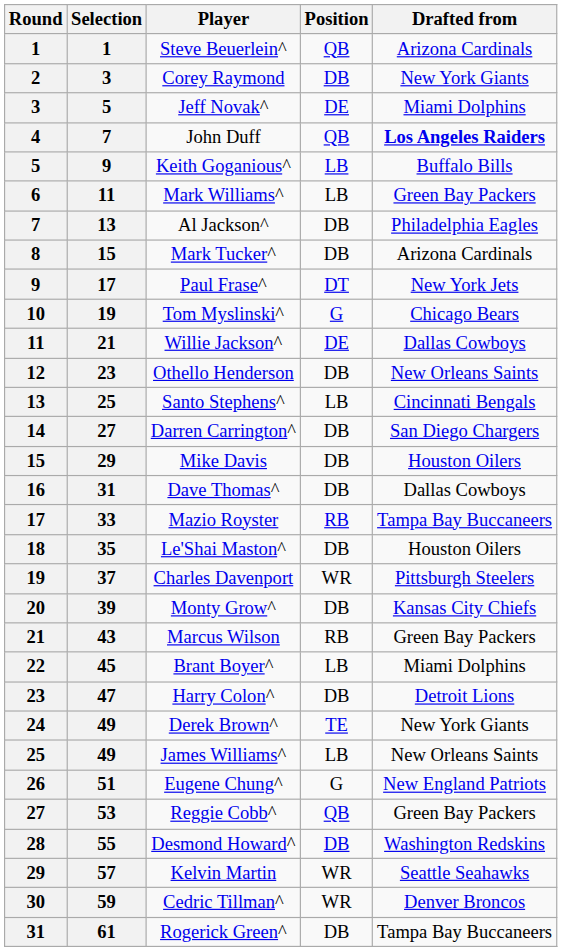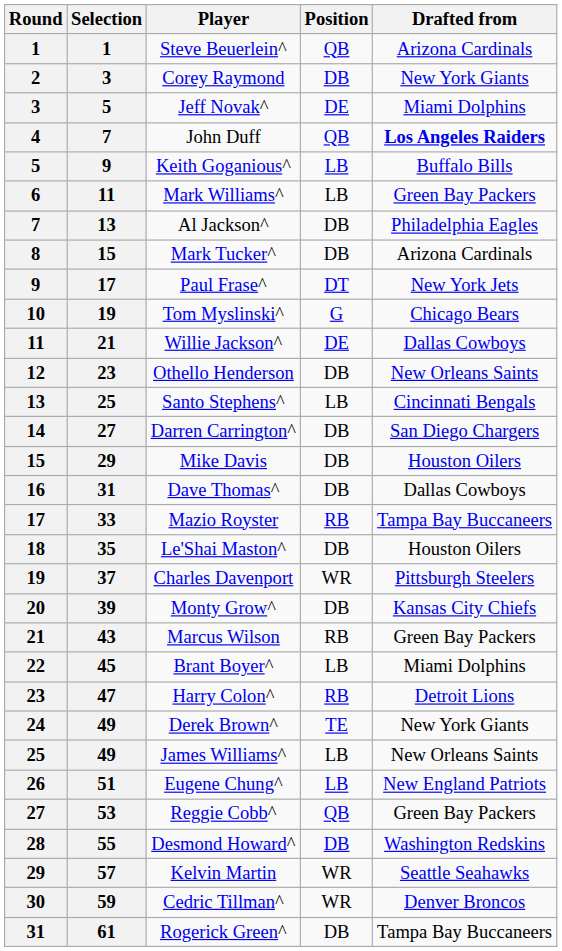(337, 696) DB -> (337, 696) RB
(337, 784) G -> (337, 784) LB
